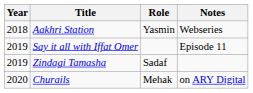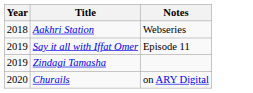- column: (159, 12)
